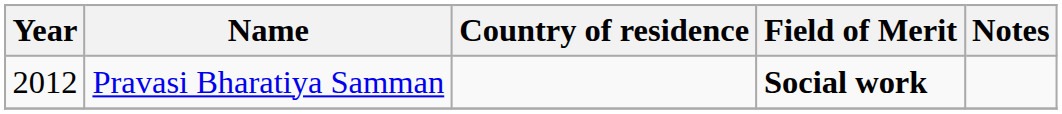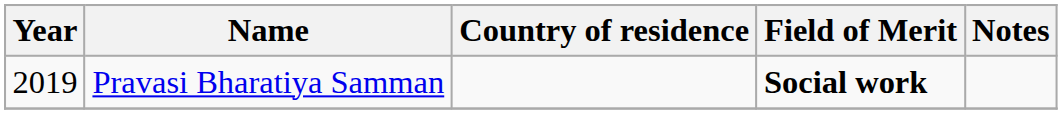(45, 81) 2012 -> (45, 81) 2019
